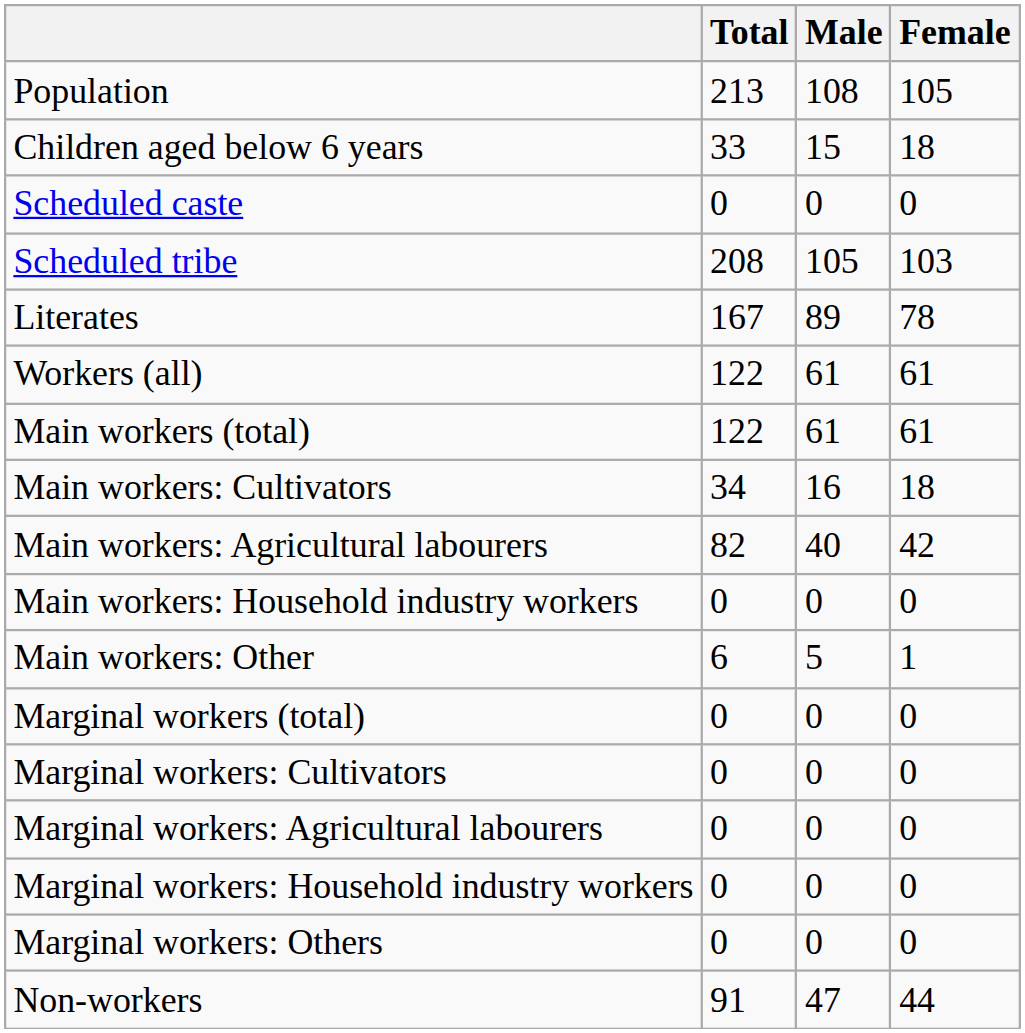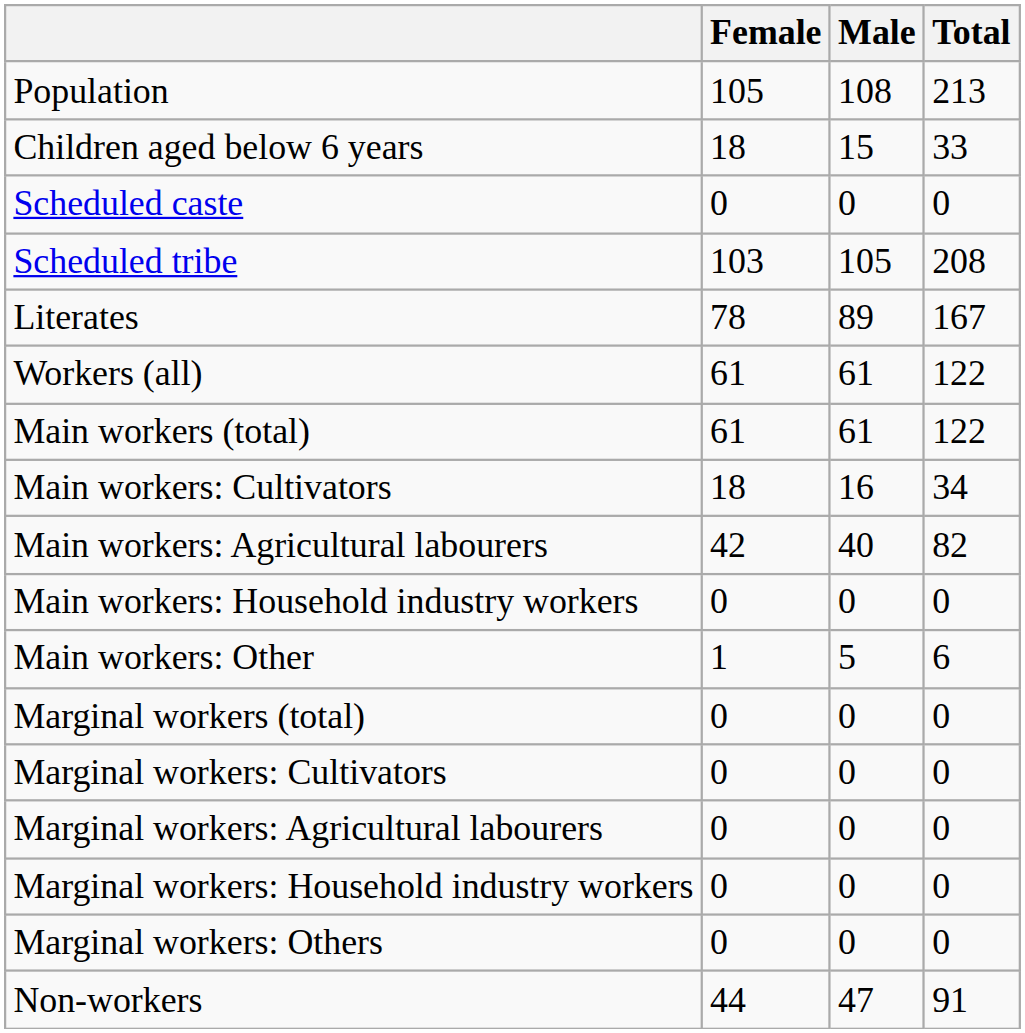columns swapped: (749, 32) <-> (955, 32)
